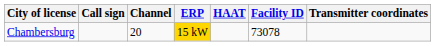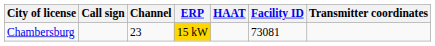(136, 31) 20 -> (136, 31) 23
(265, 31) 73078 -> (265, 31) 73081
